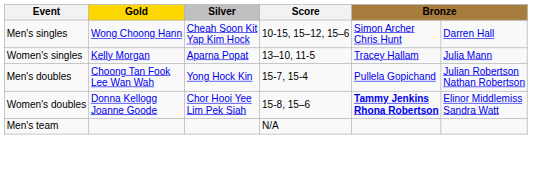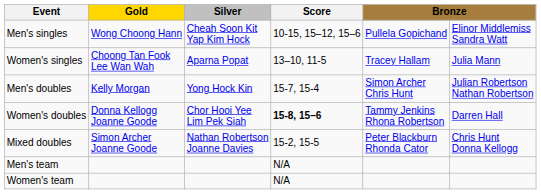(384, 34) Simon Archer Chris Hunt -> (406, 34) Pullela Gopichand
(469, 34) Darren Hall -> (491, 34) Elinor Middlemiss Sandra Watt
(120, 55) Kelly Morgan -> (131, 61) Choong Tan Fook Lee Wan Wah
(131, 77) Choong Tan Fook Lee Wan Wah -> (120, 88) Kelly Morgan
(395, 77) Pullela Gopichand -> (396, 88) Simon Archer Chris Hunt
(286, 104) normal -> (297, 116) bold
(396, 104) bold -> (405, 116) normal
(483, 104) Elinor Middlemiss Sandra Watt -> (477, 116) Darren Hall
+ row: (39, 143)
+ row: (40, 181)
